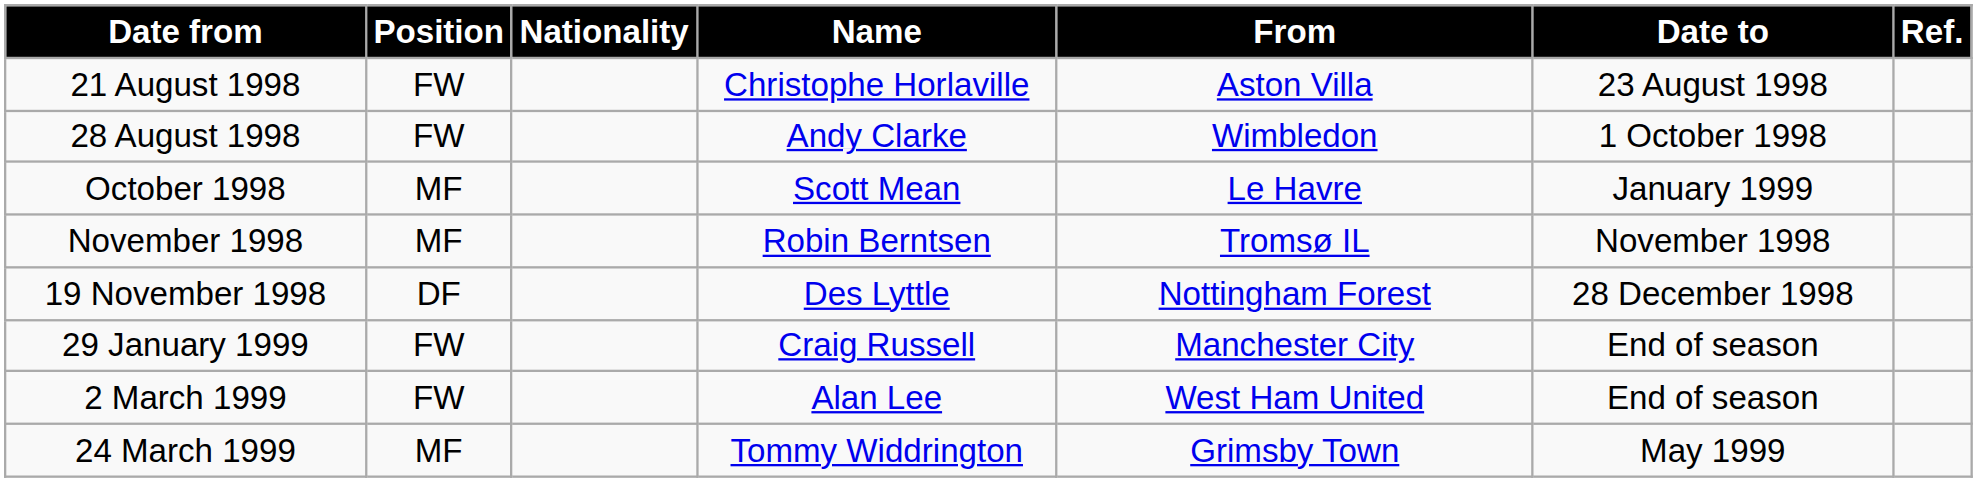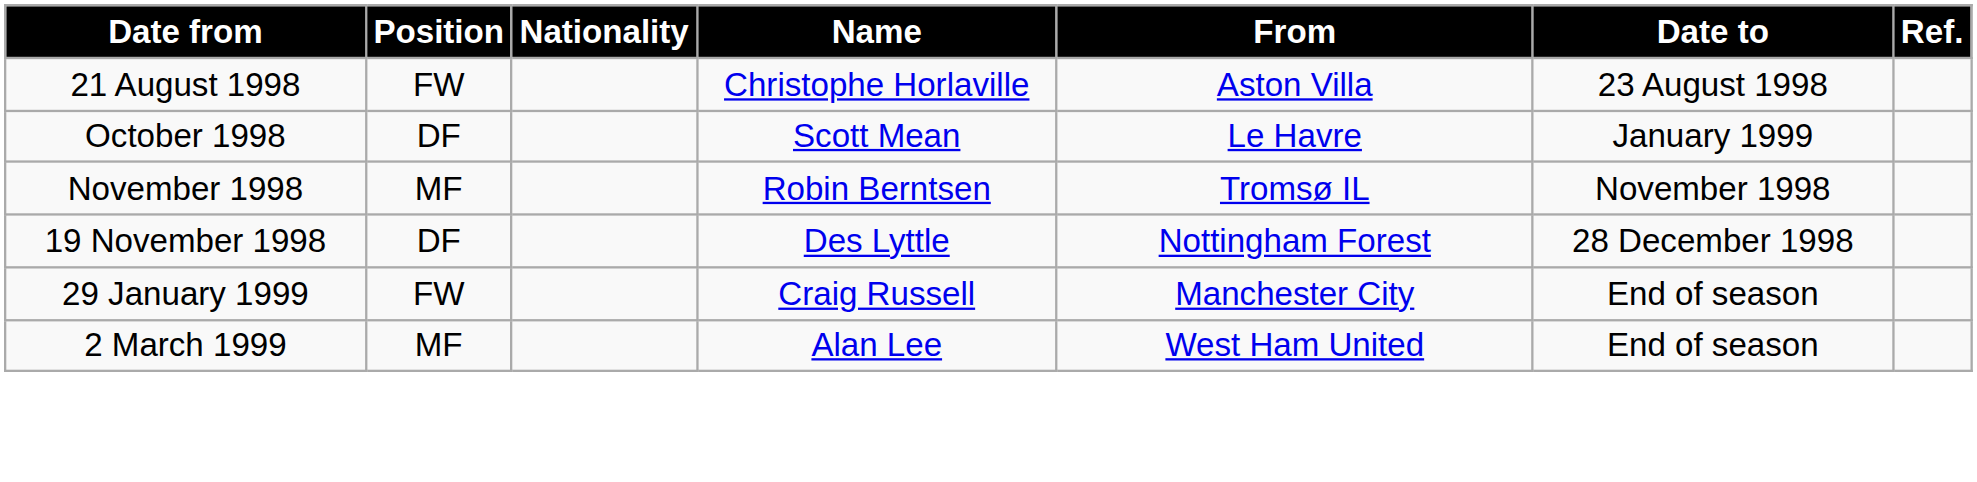- row: (185, 136)
(439, 189) MF -> (439, 136) DF
(439, 398) FW -> (439, 346) MF
- row: (185, 450)
